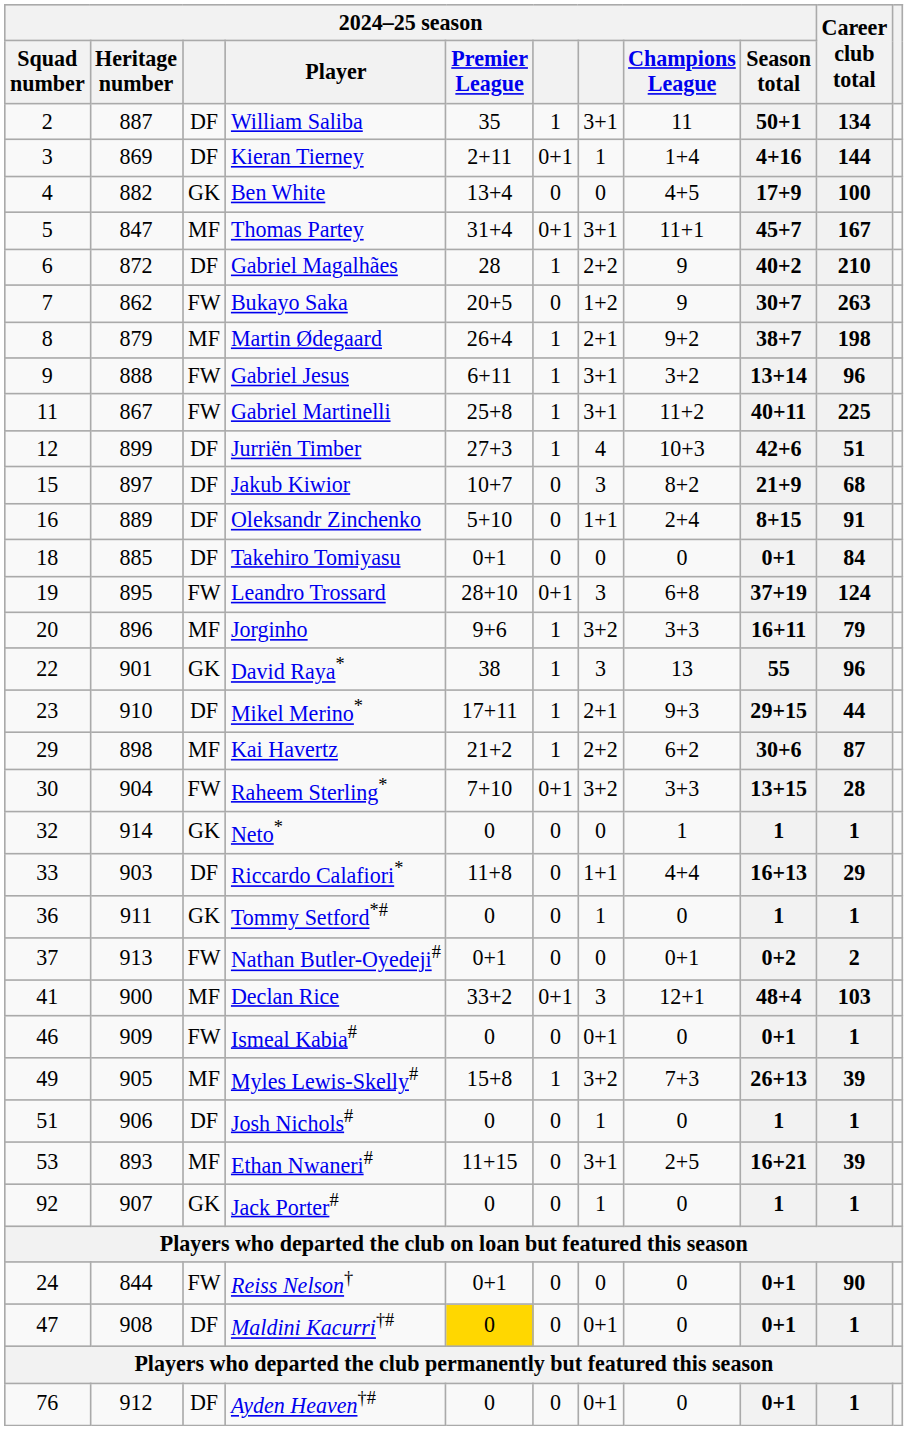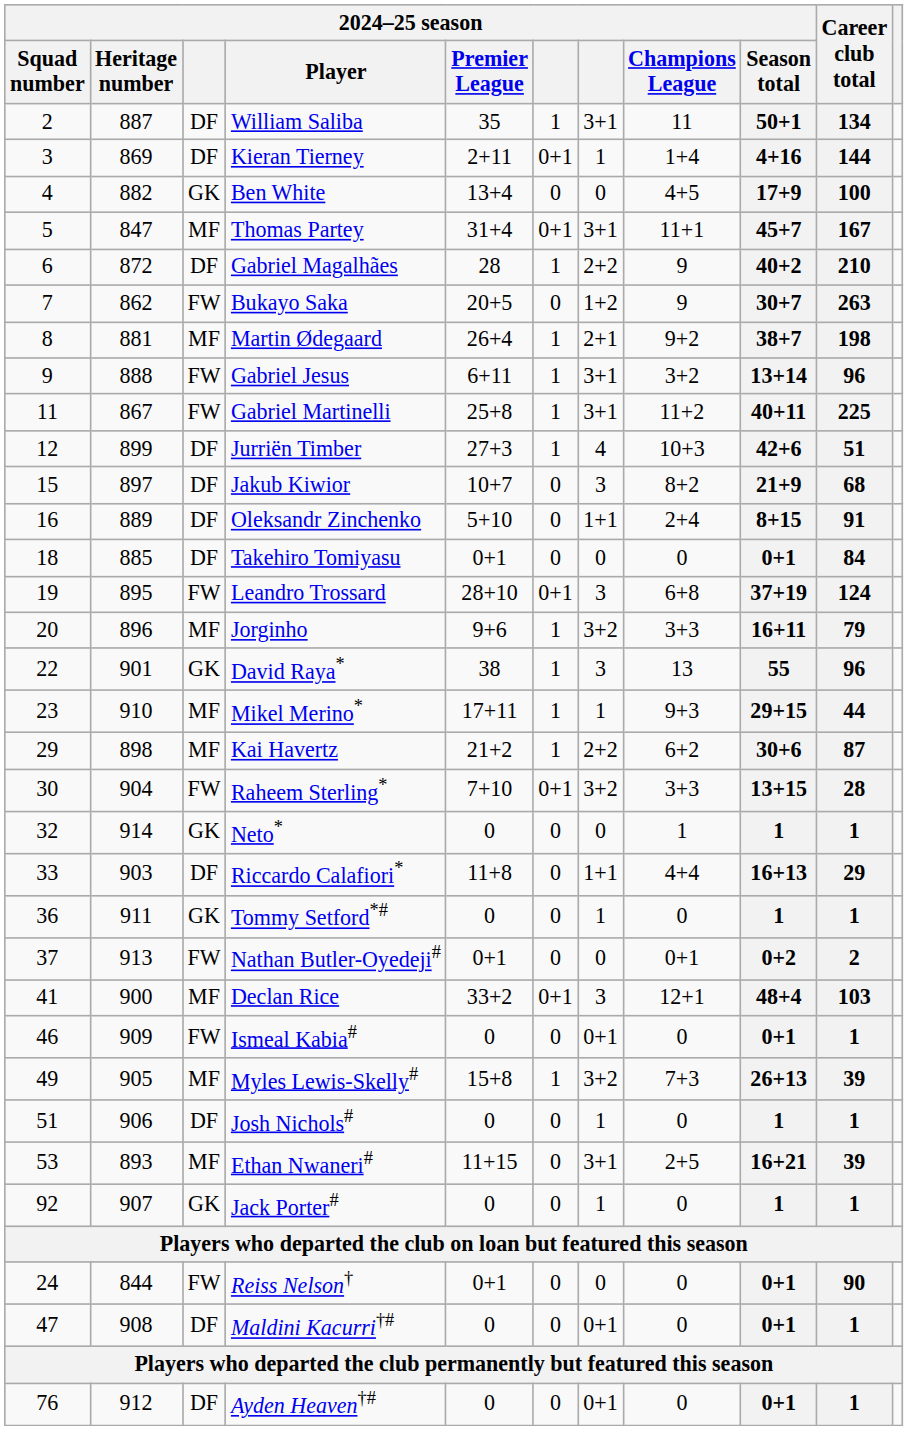(136, 338) 879 -> (136, 338) 881
(204, 711) DF -> (204, 711) MF
(600, 711) 2+1 -> (600, 711) 1
(490, 1324) gold background -> (490, 1324) no background
